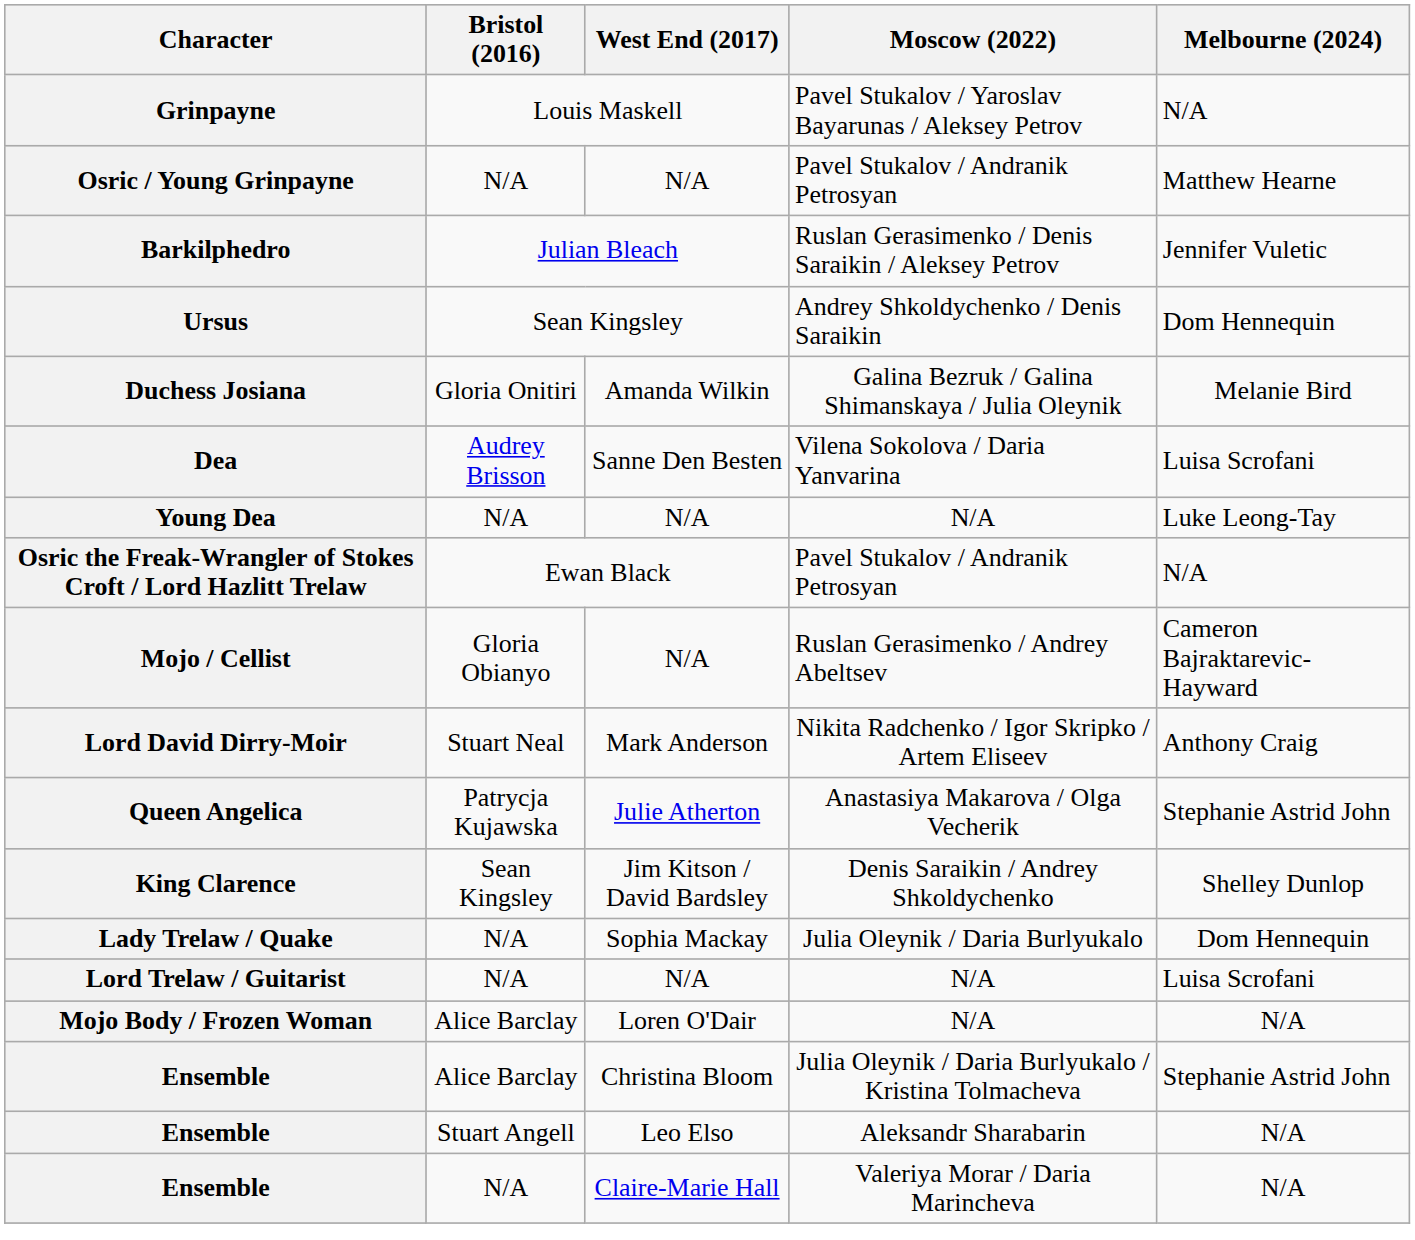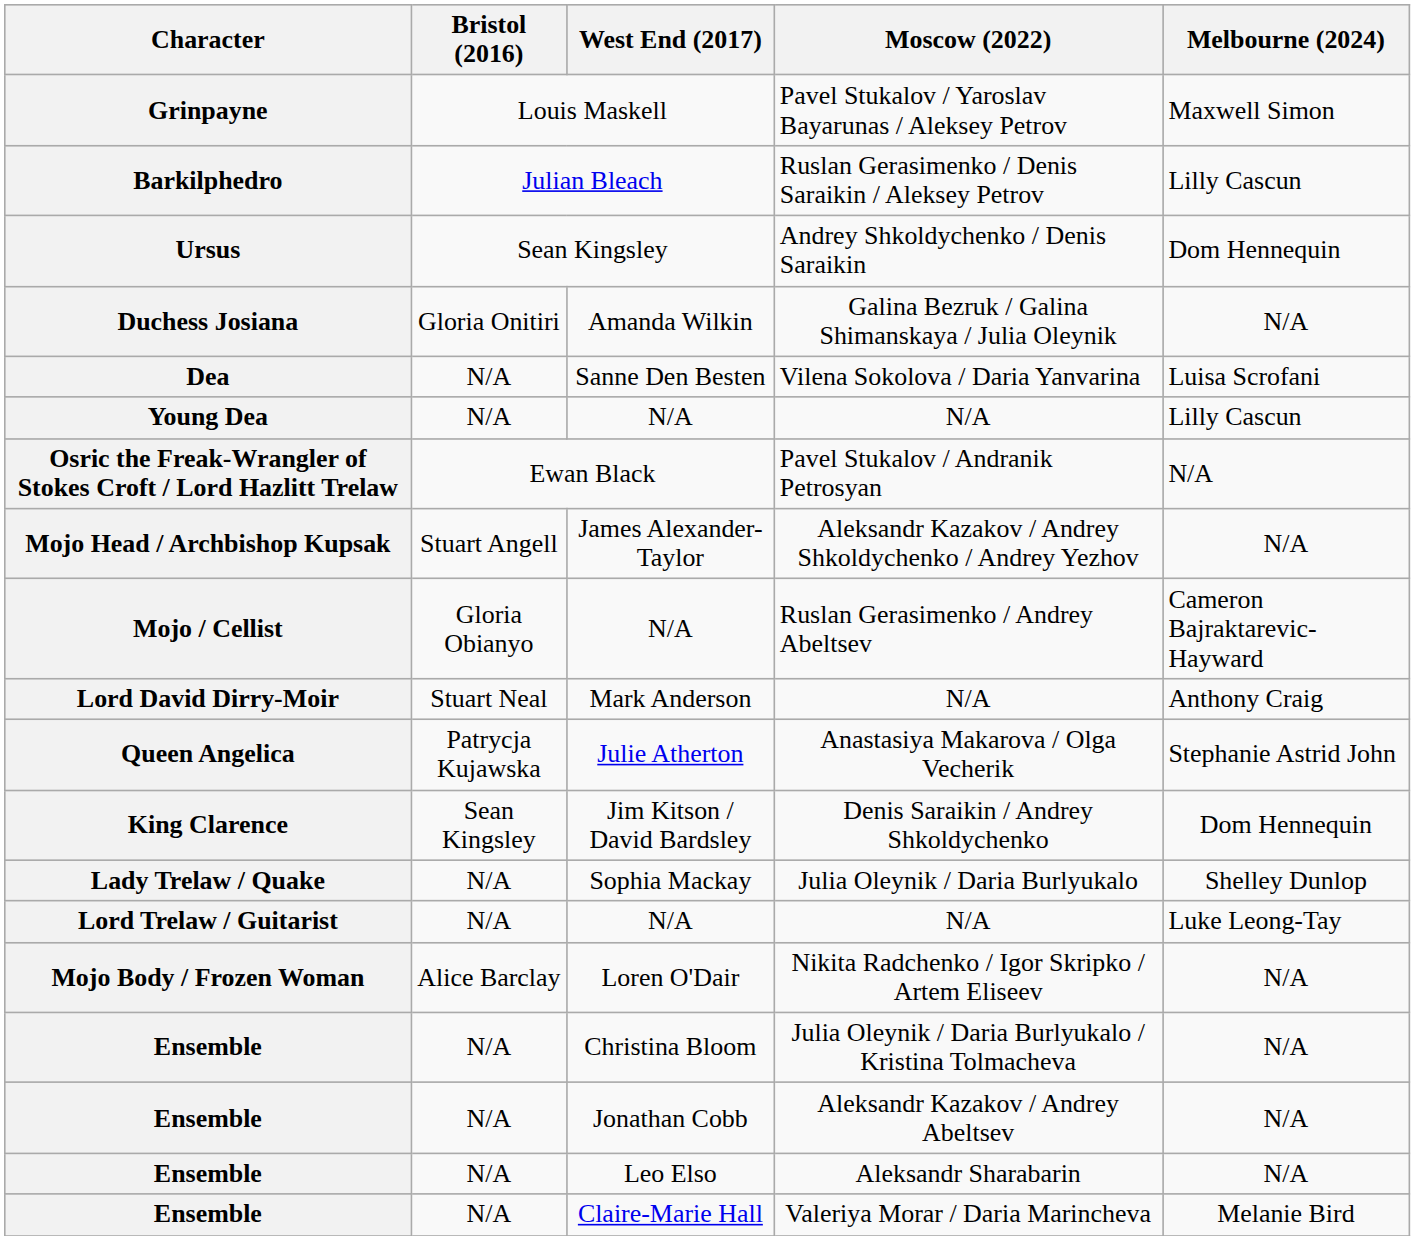(1185, 109) N/A -> (1252, 109) Maxwell Simon
- row: (216, 180)
(1245, 250) Jennifer Vuletic -> (1235, 180) Lilly Cascun
(1283, 390) Melanie Bird -> (1286, 320) N/A
(506, 461) Audrey Brisson -> (489, 376) N/A
(1249, 516) Luke Leong-Tay -> (1235, 417) Lilly Cascun
+ row: (208, 543)
(973, 742) Nikita Radchenko / Igor Skripko / Artem Eliseev -> (968, 698) N/A
(1283, 882) Shelley Dunlop -> (1286, 824) Dom Hennequin
(1283, 938) Dom Hennequin -> (1286, 880) Shelley Dunlop
(1239, 979) Luisa Scrofani -> (1255, 921) Luke Leong-Tay
(973, 1020) N/A -> (968, 977) Nikita Radchenko / Igor Skripko / Artem Eliseev
(506, 1076) Alice Barclay -> (489, 1047) N/A
(1277, 1076) Stephanie Astrid John -> (1286, 1047) N/A
+ row: (208, 1117)
(506, 1132) Stuart Angell -> (489, 1173) N/A
(1283, 1187) N/A -> (1286, 1214) Melanie Bird
